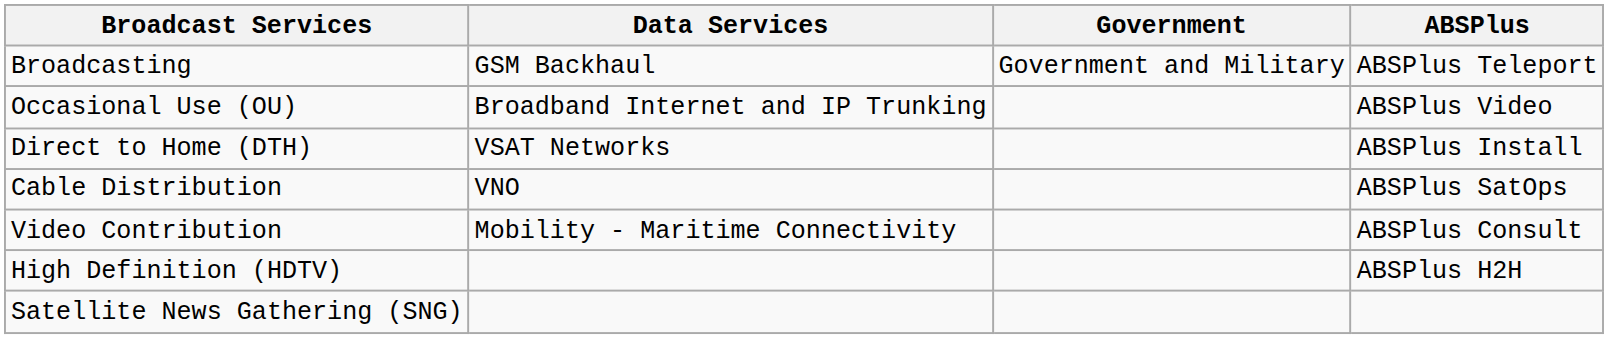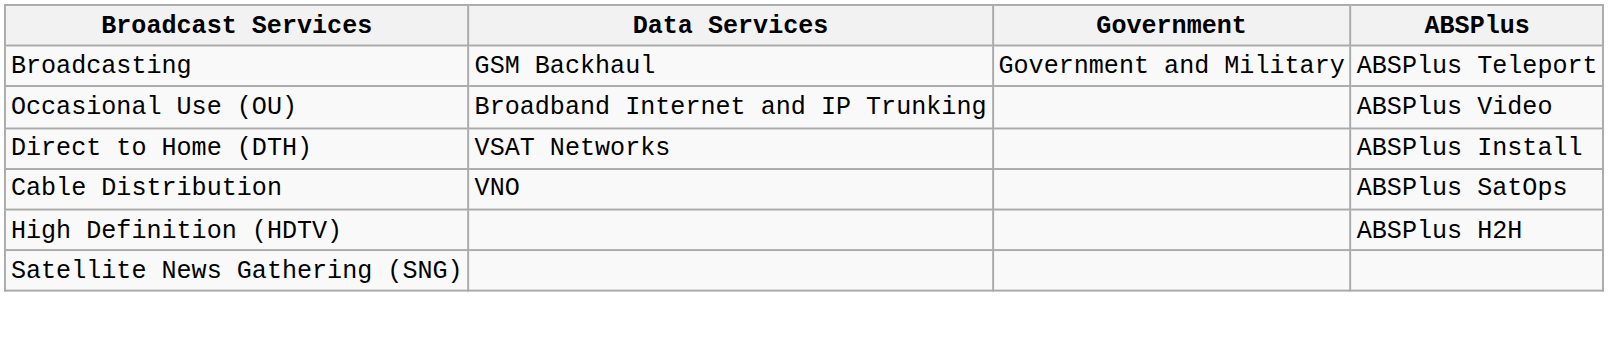- row: (146, 230)
